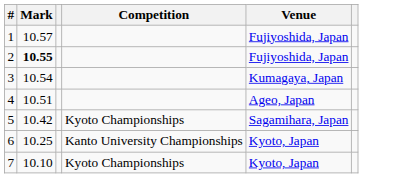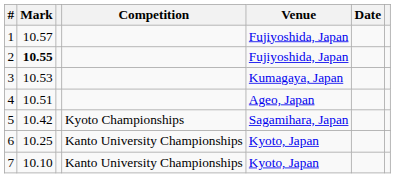+ column: (368, 15)
(38, 78) 10.54 -> (38, 78) 10.53
(125, 162) Kyoto Championships -> (154, 162) Kanto University Championships
